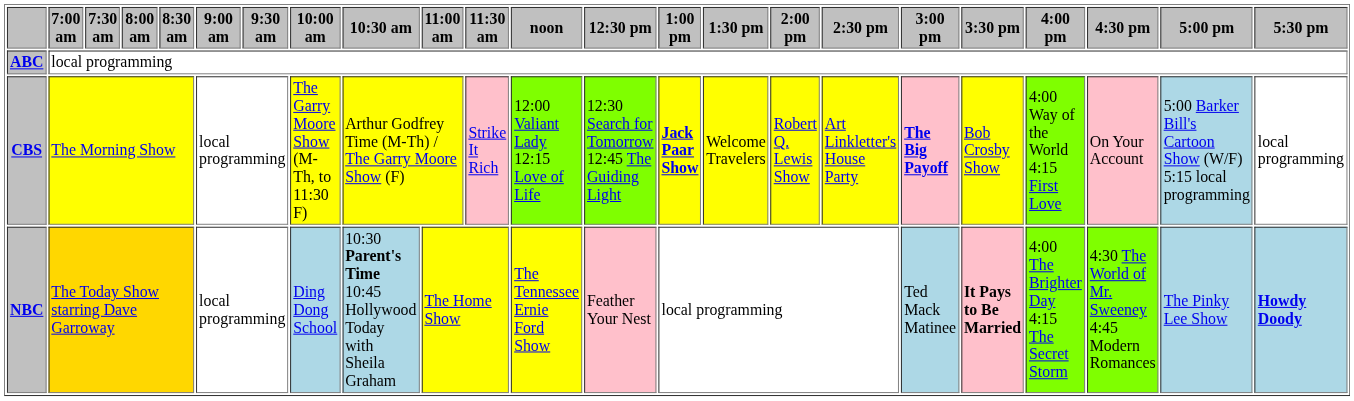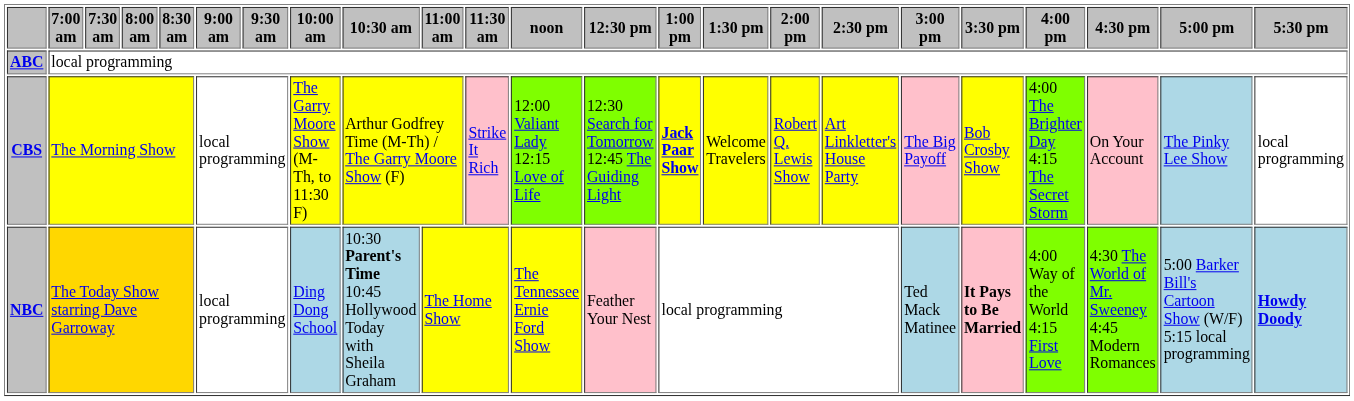(926, 150) bold -> (930, 150) normal
(1052, 150) 4:00 Way of the World 4:15 First Love -> (1055, 150) 4:00 The Brighter Day 4:15 The Secret Storm
(1207, 150) 5:00 Barker Bill's Cartoon Show (W/F) 5:15 local programming -> (1196, 150) The Pinky Lee Show
(1055, 309) 4:00 The Brighter Day 4:15 The Secret Storm -> (1052, 309) 4:00 Way of the World 4:15 First Love
(1196, 309) The Pinky Lee Show -> (1207, 309) 5:00 Barker Bill's Cartoon Show (W/F) 5:15 local programming
